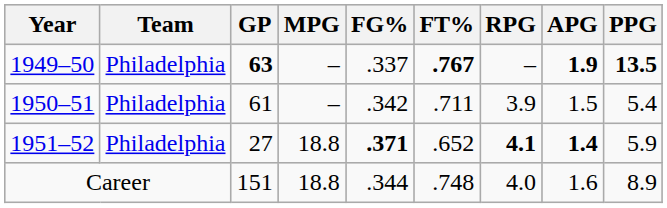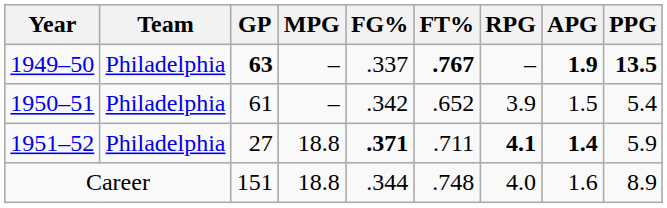(454, 103) .711 -> (453, 103) .652
(453, 143) .652 -> (454, 143) .711
